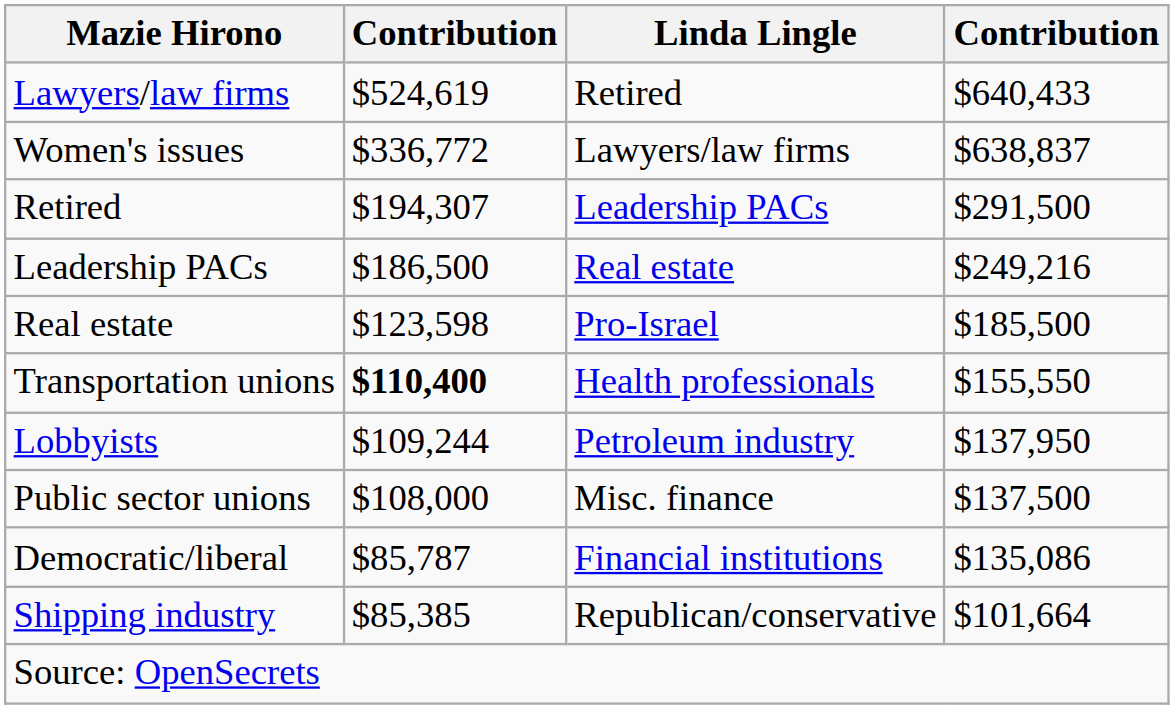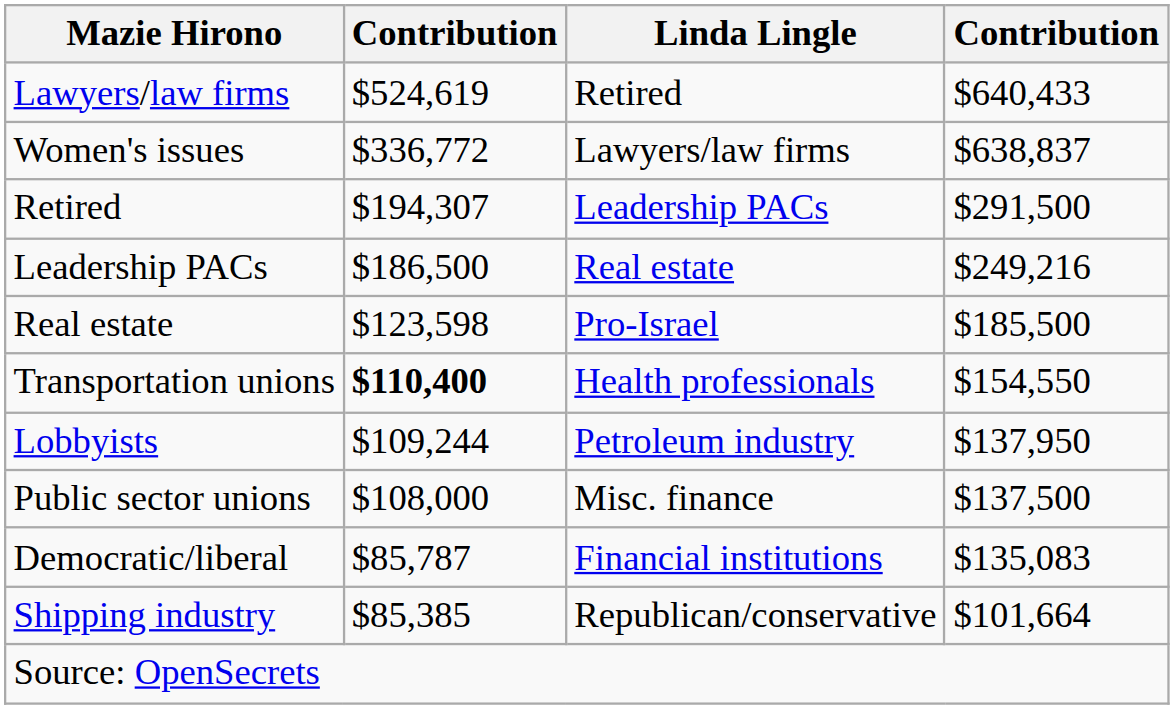(1022, 382) $155,550 -> (1022, 382) $154,550
(1022, 556) $135,086 -> (1022, 556) $135,083
